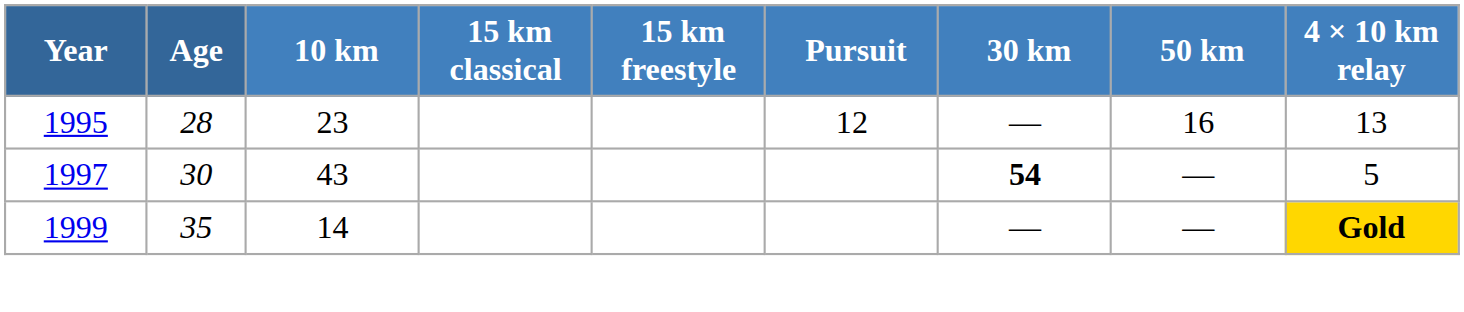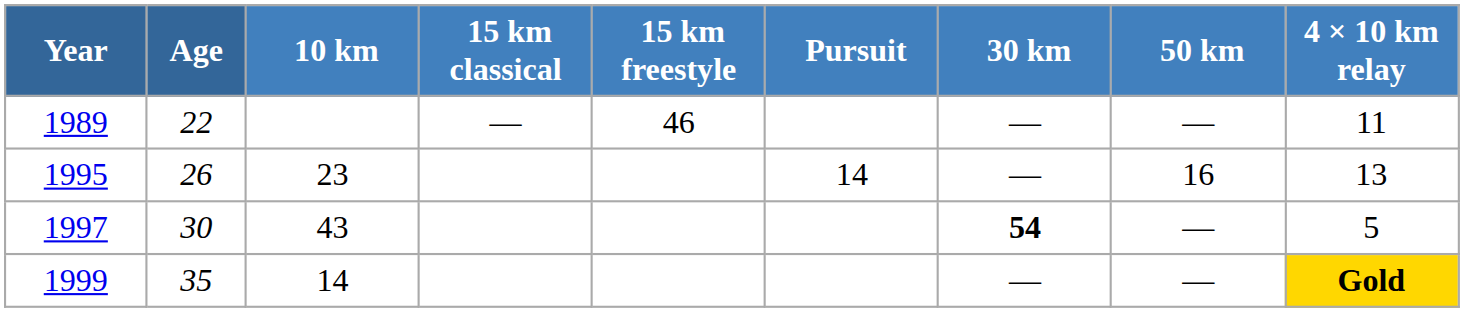+ row: (76, 121)
(196, 121) 28 -> (196, 174) 26
(852, 121) 12 -> (852, 174) 14
